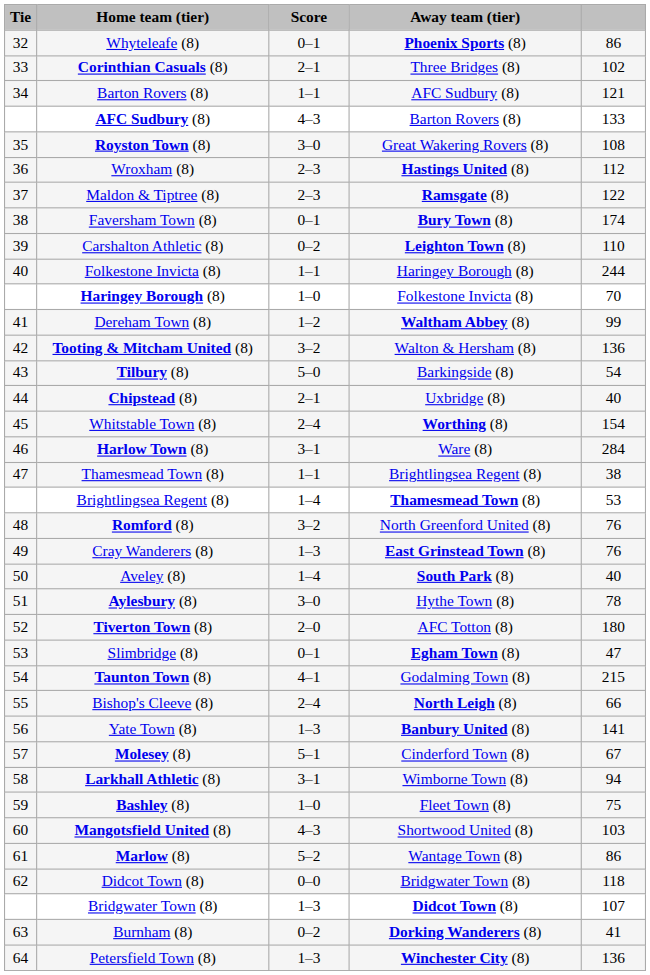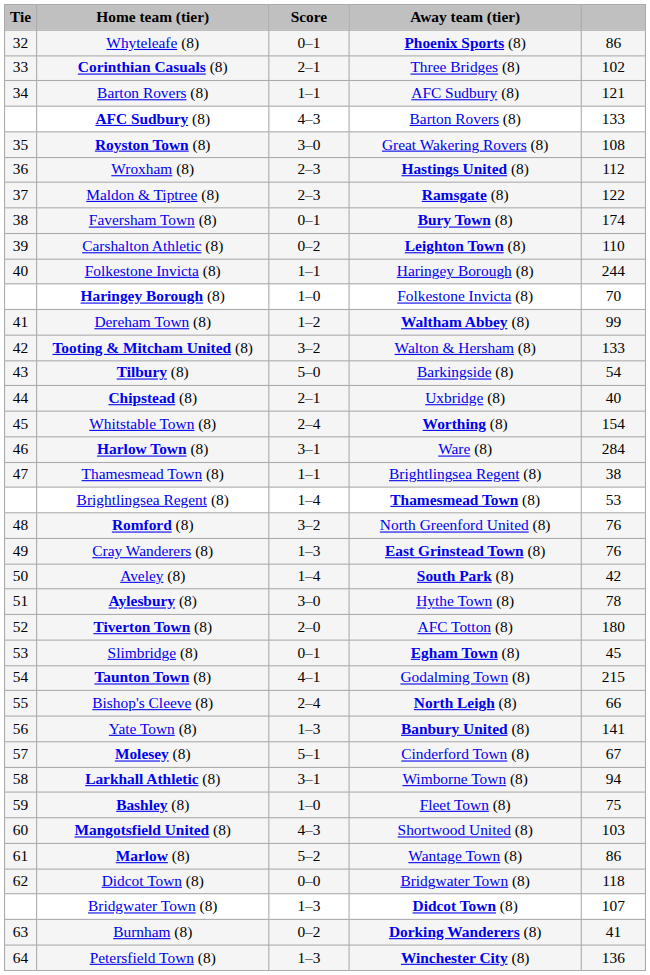(613, 347) 136 -> (613, 347) 133
(613, 576) 40 -> (613, 576) 42
(613, 652) 47 -> (613, 652) 45
